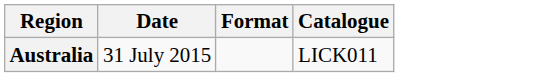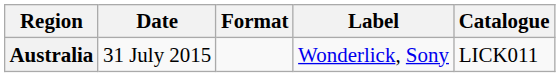+ column: (374, 21)
